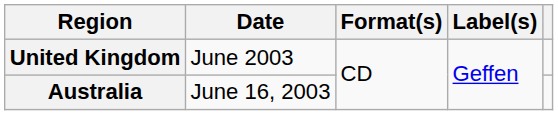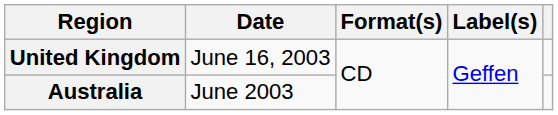(242, 57) June 2003 -> (260, 57) June 16, 2003
(260, 92) June 16, 2003 -> (242, 92) June 2003
